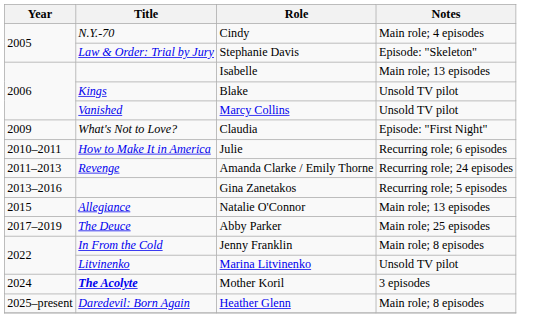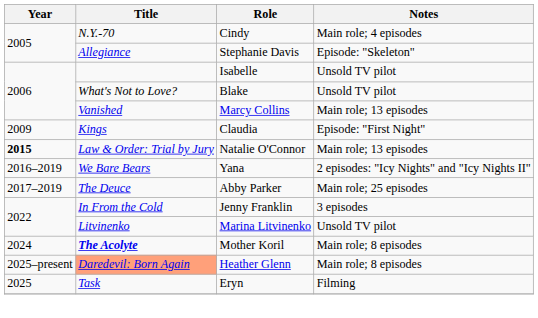(146, 52) Law & Order: Trial by Jury -> (104, 52) Allegiance
(435, 71) Main role; 13 episodes -> (356, 71) Unsold TV pilot
(92, 91) Kings -> (128, 91) What's Not to Love?
(419, 110) Unsold TV pilot -> (372, 110) Main role; 13 episodes
(128, 129) What's Not to Love? -> (92, 129) Kings
- row: (231, 149)
- row: (296, 168)
- row: (258, 187)
(19, 206) normal -> (19, 149) bold
(104, 206) Allegiance -> (146, 149) Law & Order: Trial by Jury
+ row: (232, 168)
(431, 245) Main role; 8 episodes -> (342, 206) 3 episodes
(404, 284) 3 episodes -> (369, 245) Main role; 8 episodes
(134, 303) no background -> (134, 264) lightsalmon background
+ row: (231, 284)
